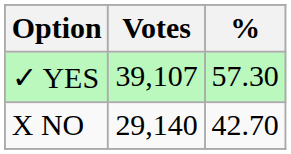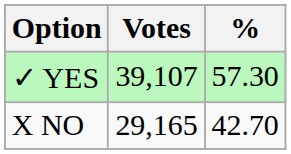(157, 124) 29,140 -> (157, 124) 29,165
